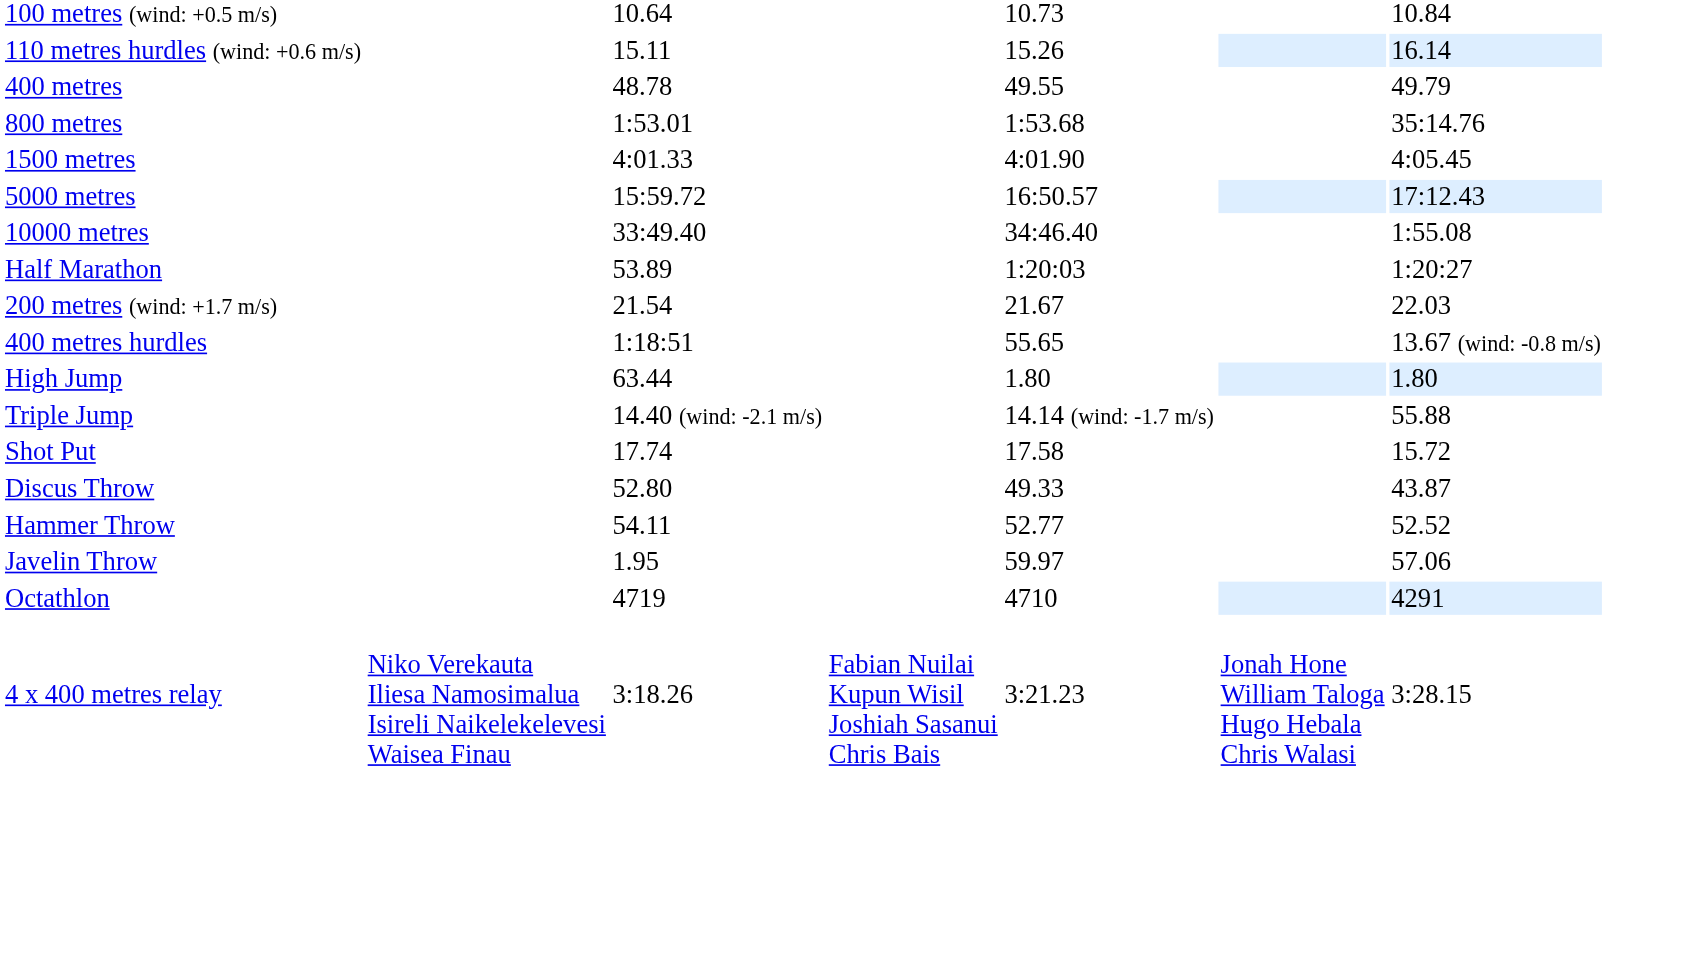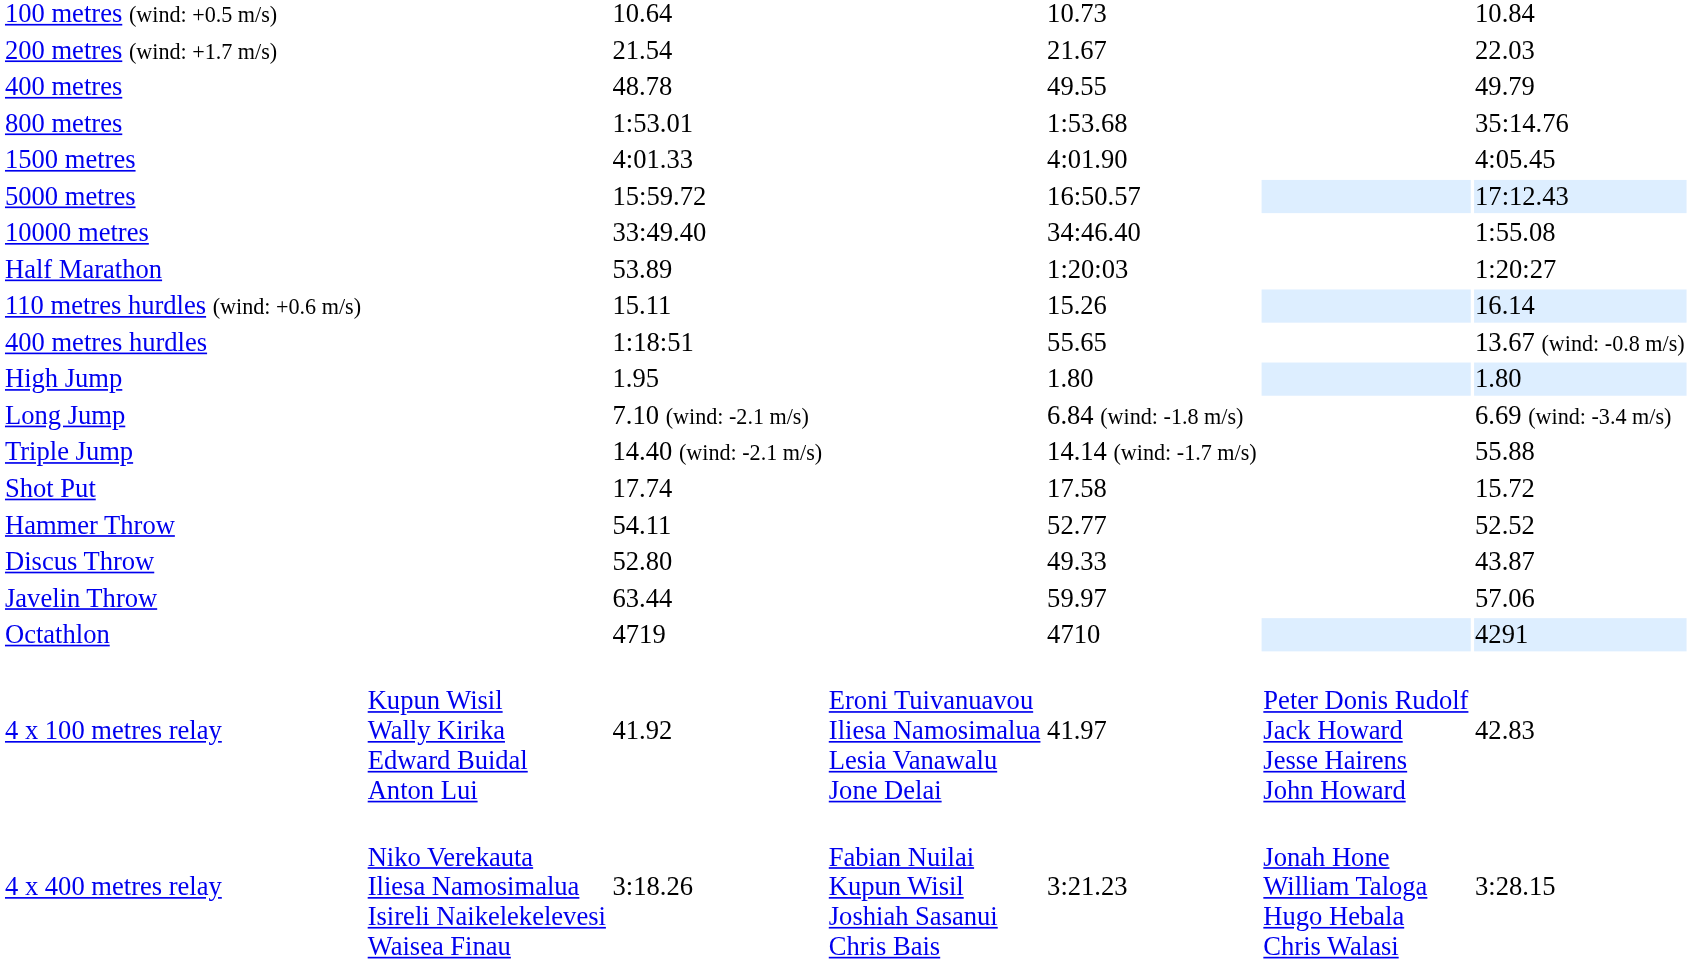rows swapped: (141, 305) <-> (183, 50)
(642, 378) 63.44 -> (636, 378) 1.95
+ row: (65, 415)
rows swapped: (80, 488) <-> (90, 524)
(636, 561) 1.95 -> (642, 597) 63.44
+ row: (113, 730)
